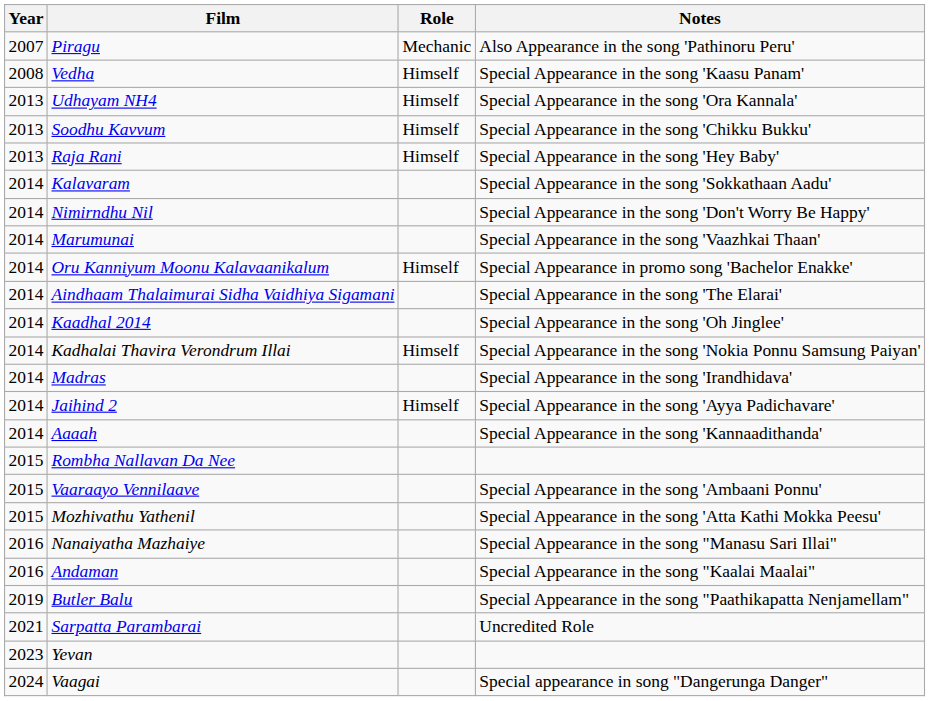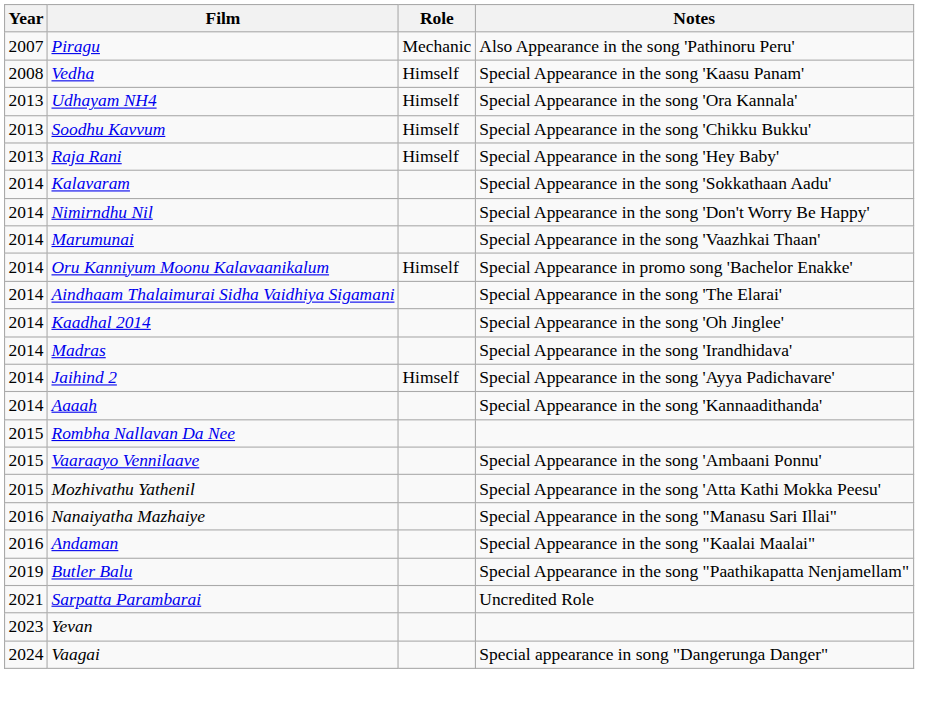- row: (171, 350)
